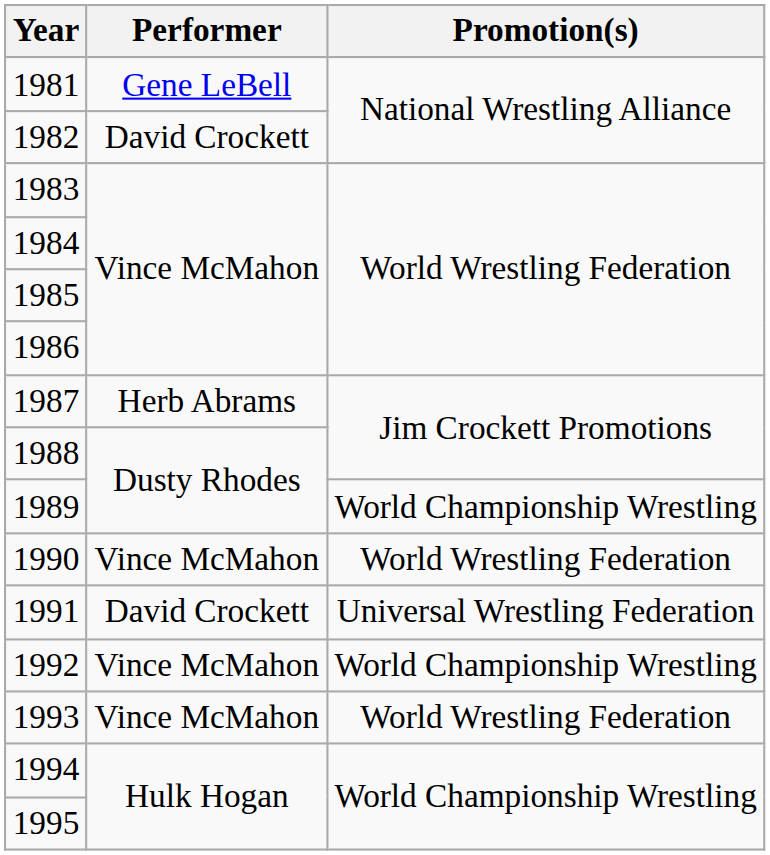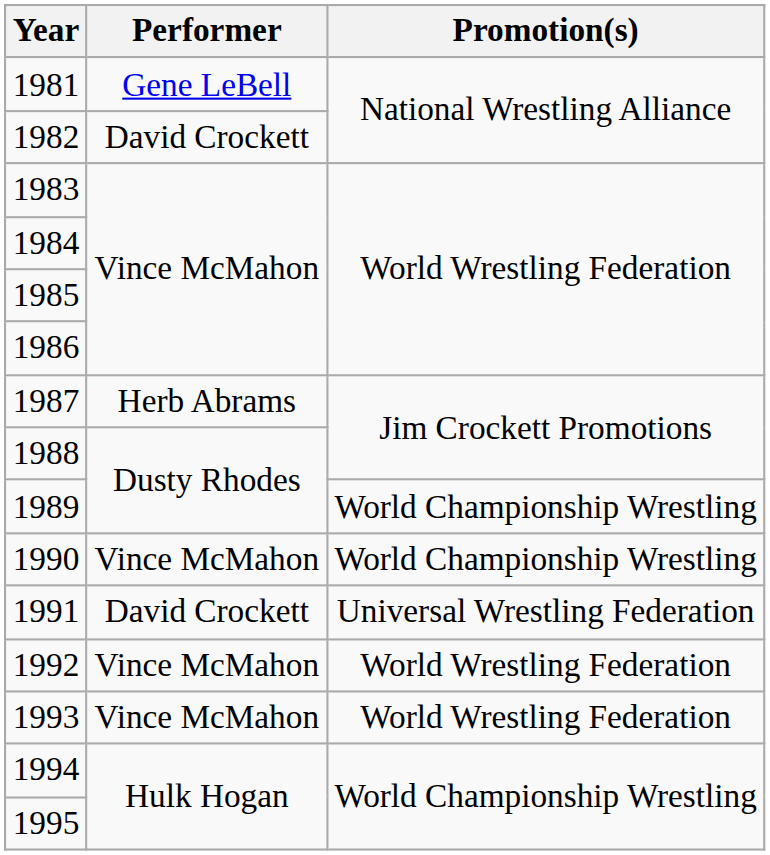(546, 558) World Wrestling Federation -> (546, 558) World Championship Wrestling
(546, 664) World Championship Wrestling -> (546, 664) World Wrestling Federation
